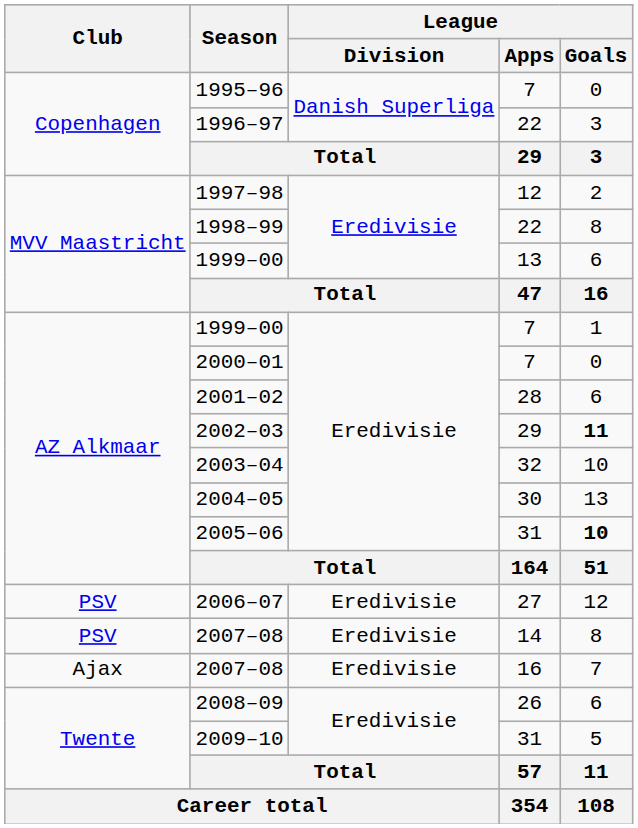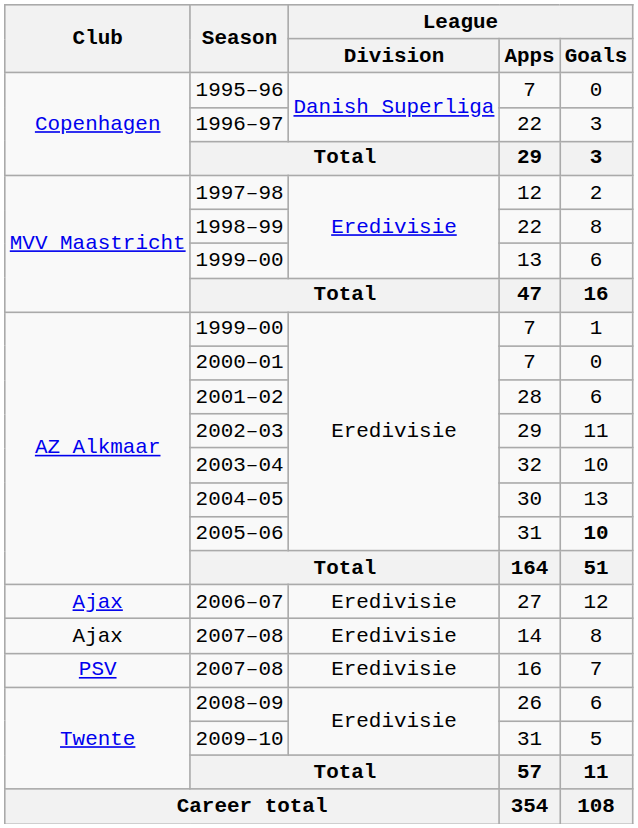(596, 431) bold -> (596, 431) normal
(98, 602) PSV -> (98, 602) Ajax
(98, 636) PSV -> (98, 636) Ajax
(98, 670) Ajax -> (98, 670) PSV
